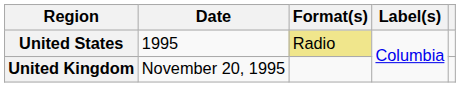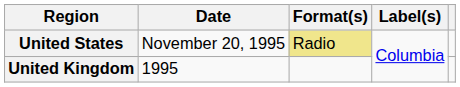(160, 43) 1995 -> (213, 43) November 20, 1995
(213, 69) November 20, 1995 -> (160, 69) 1995
